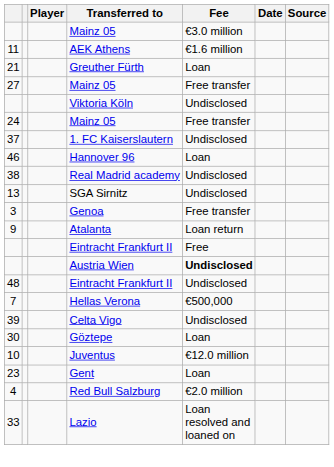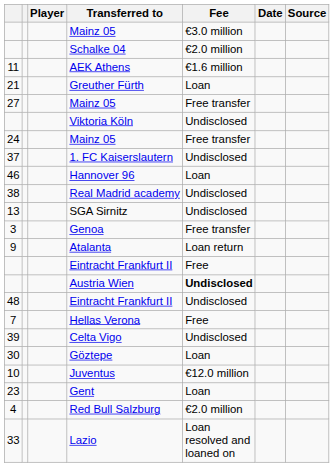+ row: (13, 49)
(209, 301) €500,000 -> (197, 319) Free
